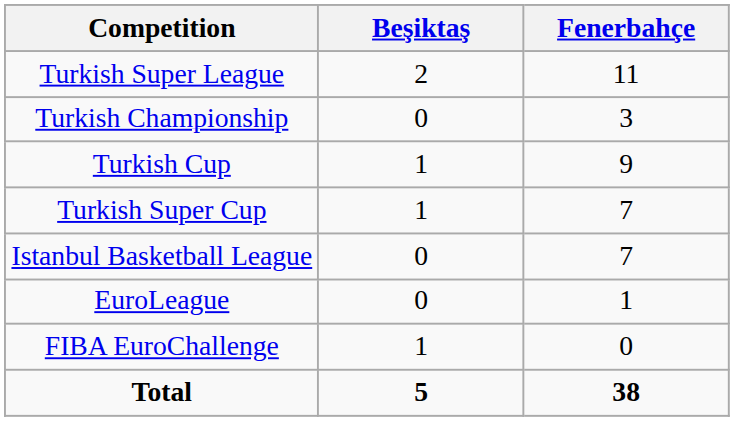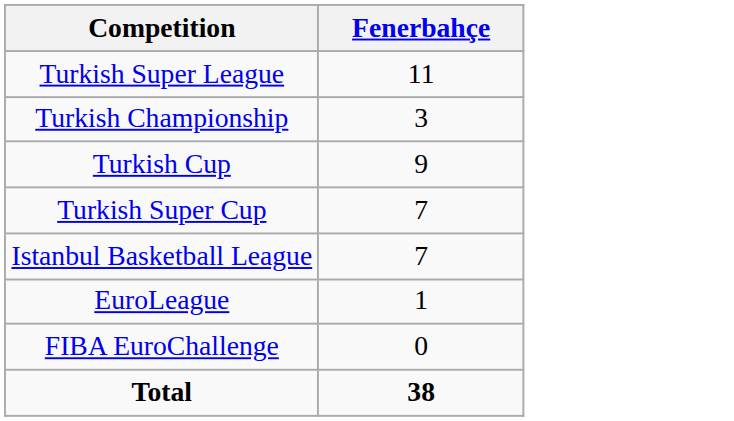- column: (421, 27)
